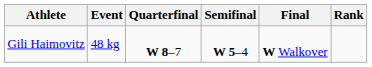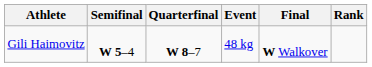columns swapped: (107, 15) <-> (230, 15)
